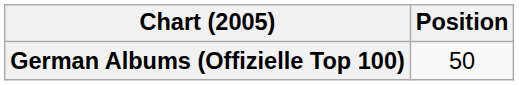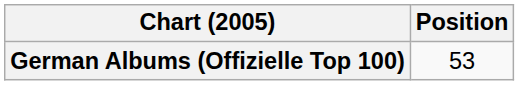(462, 60) 50 -> (462, 60) 53
